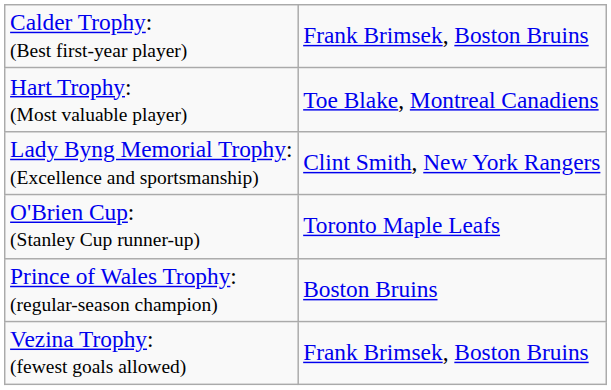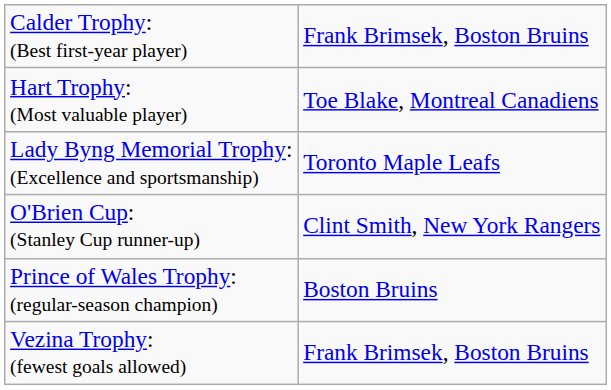(452, 162) Clint Smith, New York Rangers -> (402, 162) Toronto Maple Leafs
(402, 226) Toronto Maple Leafs -> (452, 226) Clint Smith, New York Rangers
